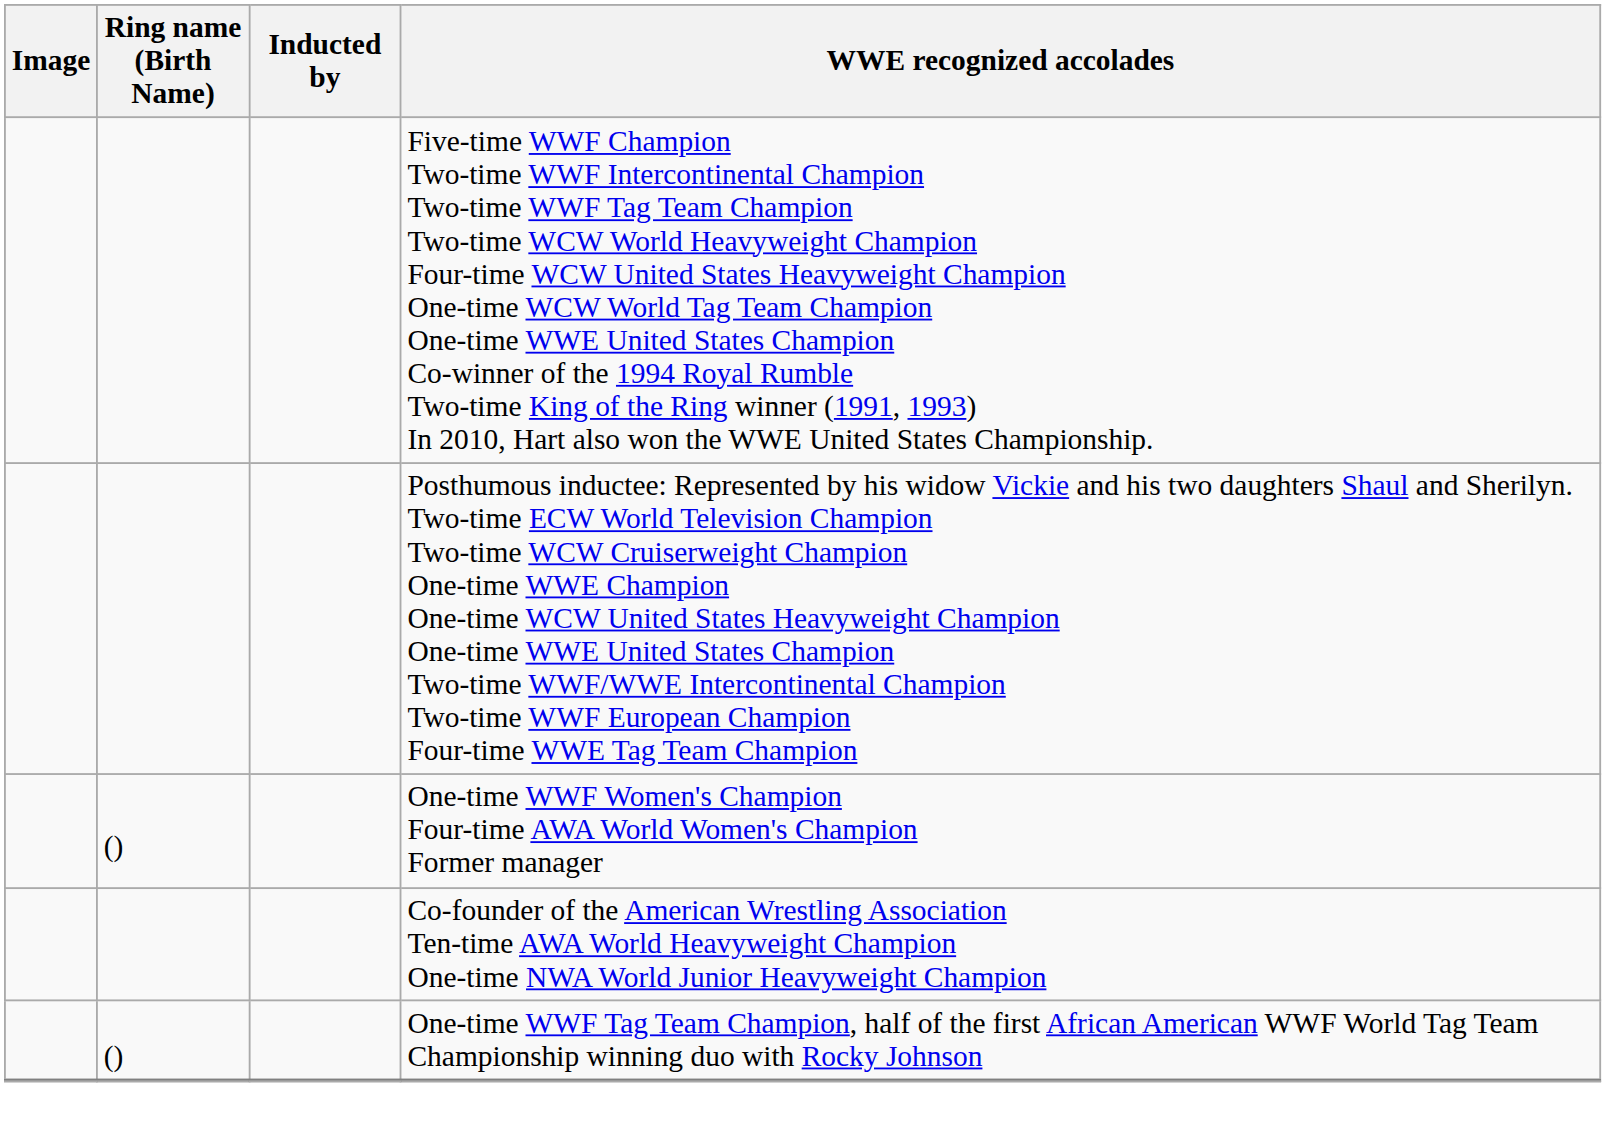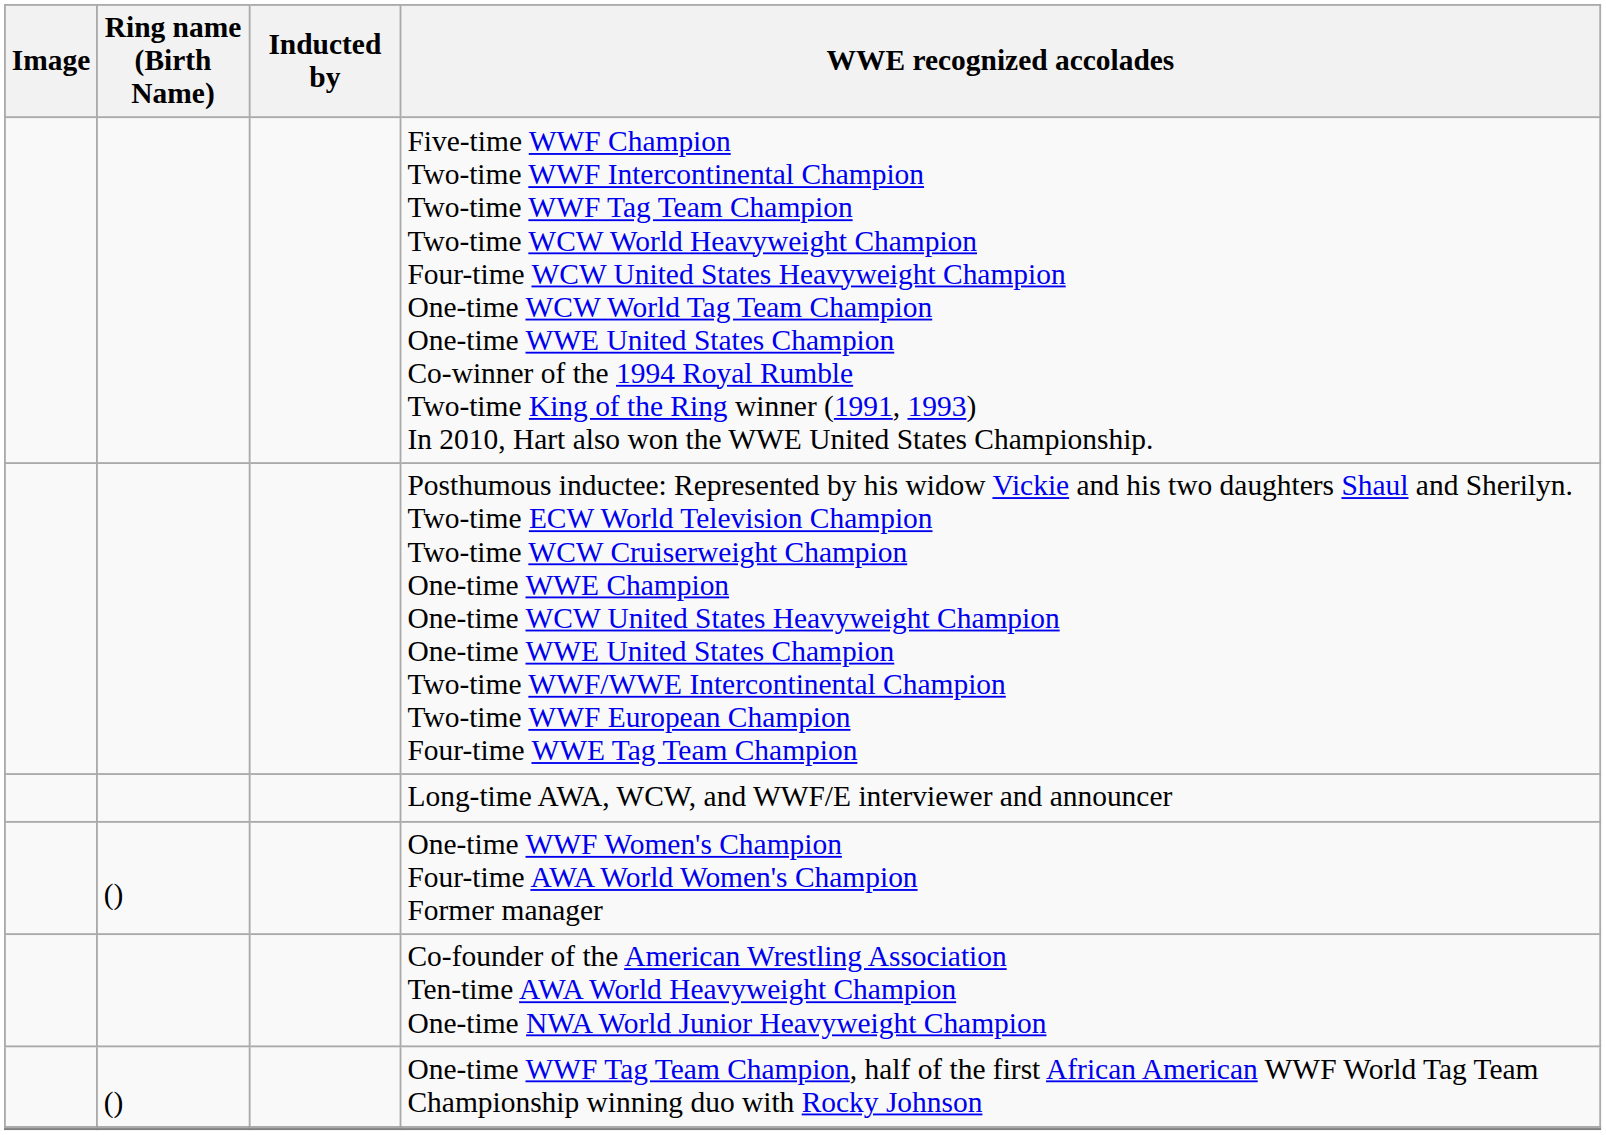+ row: (790, 797)
